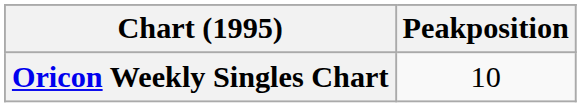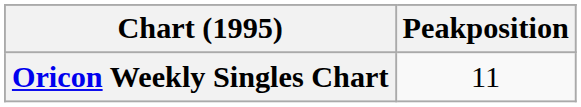(486, 76) 10 -> (486, 76) 11
